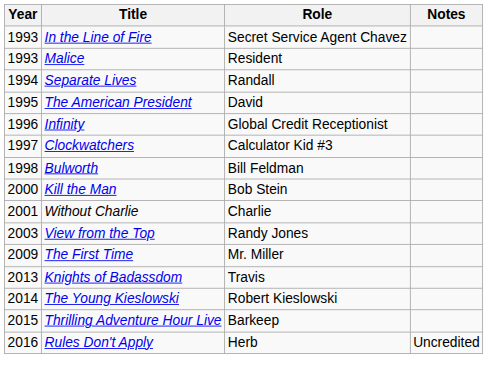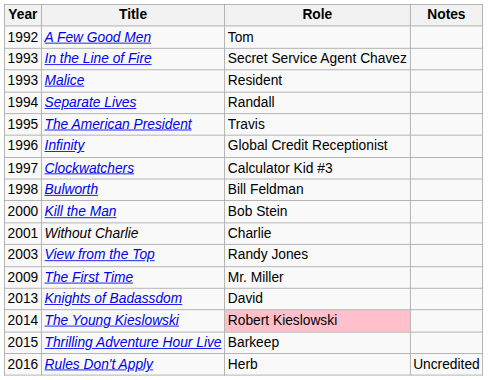+ row: (98, 37)
(245, 102) David -> (246, 124) Travis
(246, 277) Travis -> (245, 299) David
(283, 299) no background -> (283, 320) pink background
